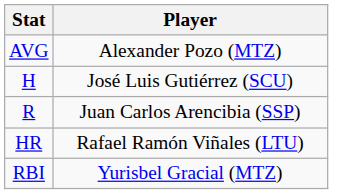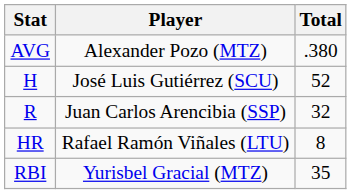+ column: (321, 19)
